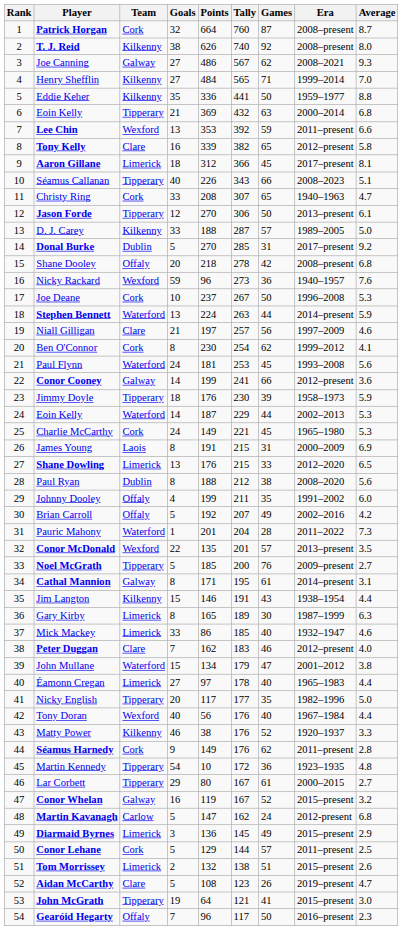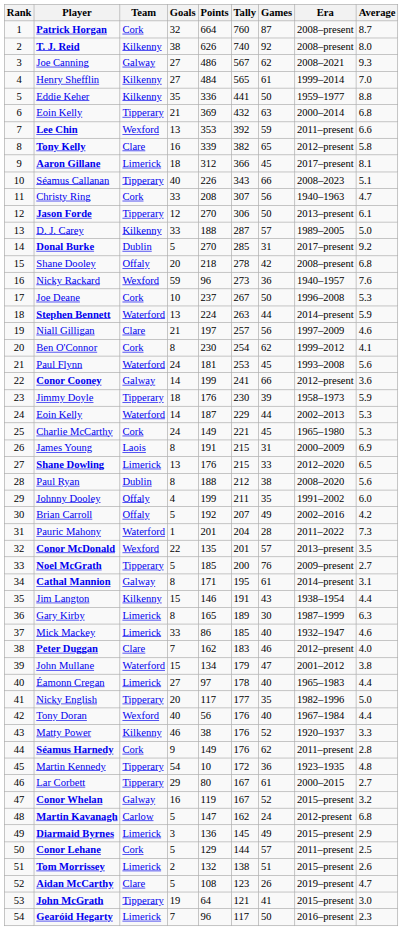(266, 79) 71 -> (266, 79) 61
(266, 197) 65 -> (266, 197) 56
(136, 917) Offaly -> (142, 917) Limerick
